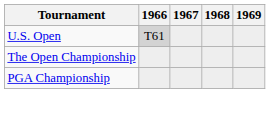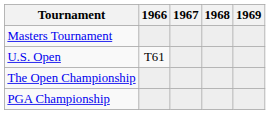+ row: (60, 36)
(154, 36) lightgrey background -> (154, 57) no background
